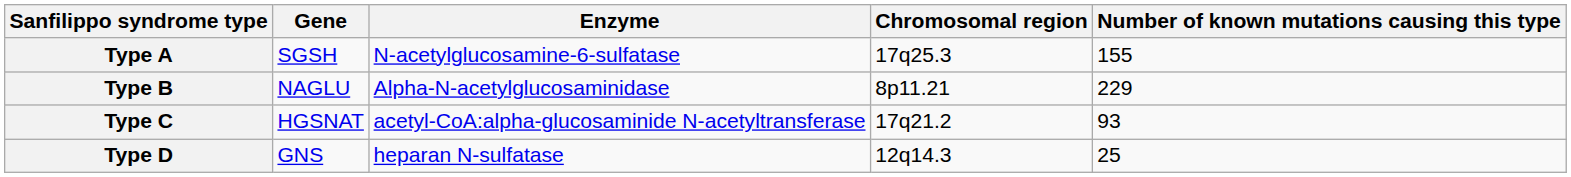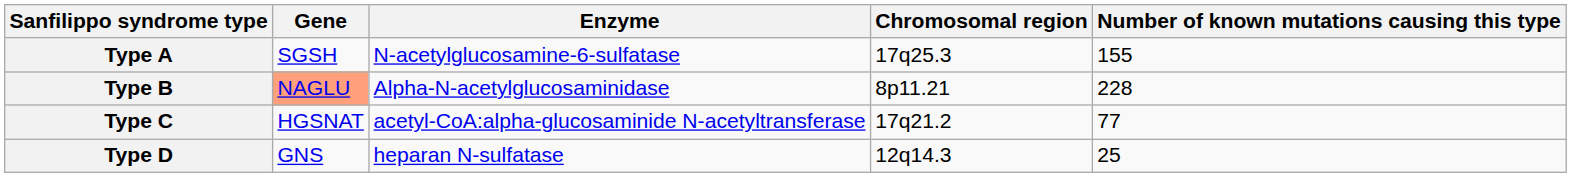(314, 88) no background -> (314, 88) lightsalmon background
(1115, 88) 229 -> (1115, 88) 228
(1109, 121) 93 -> (1109, 121) 77
